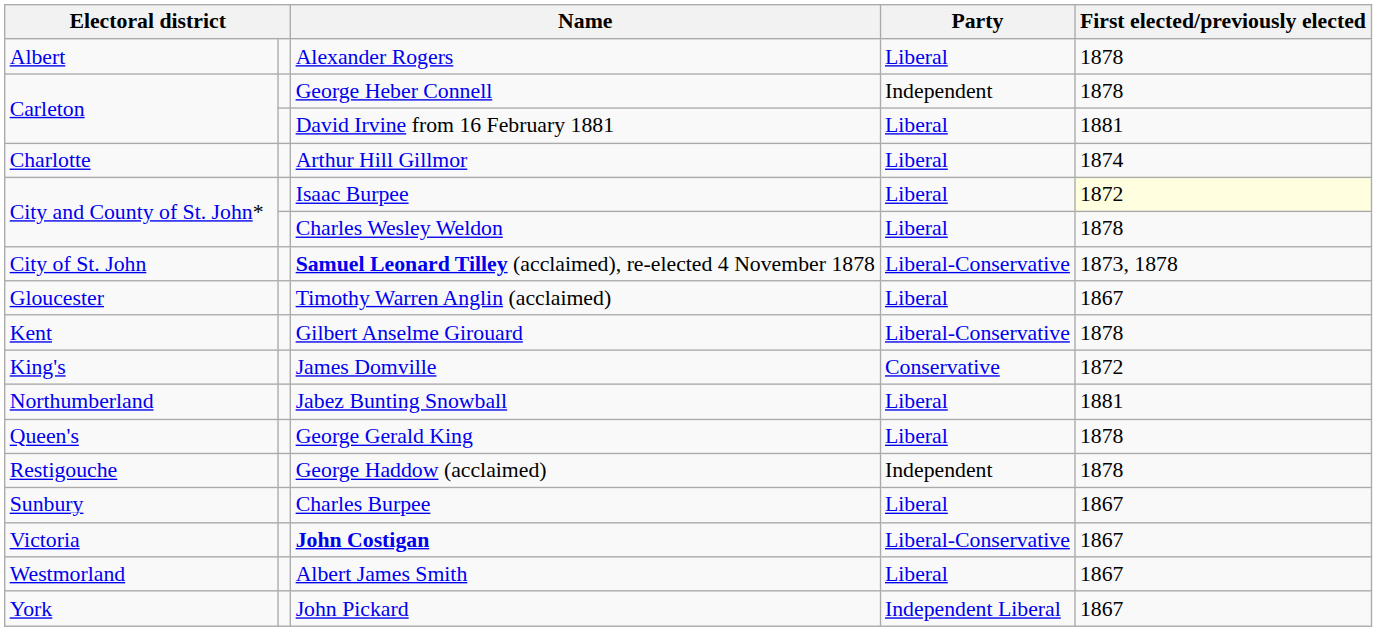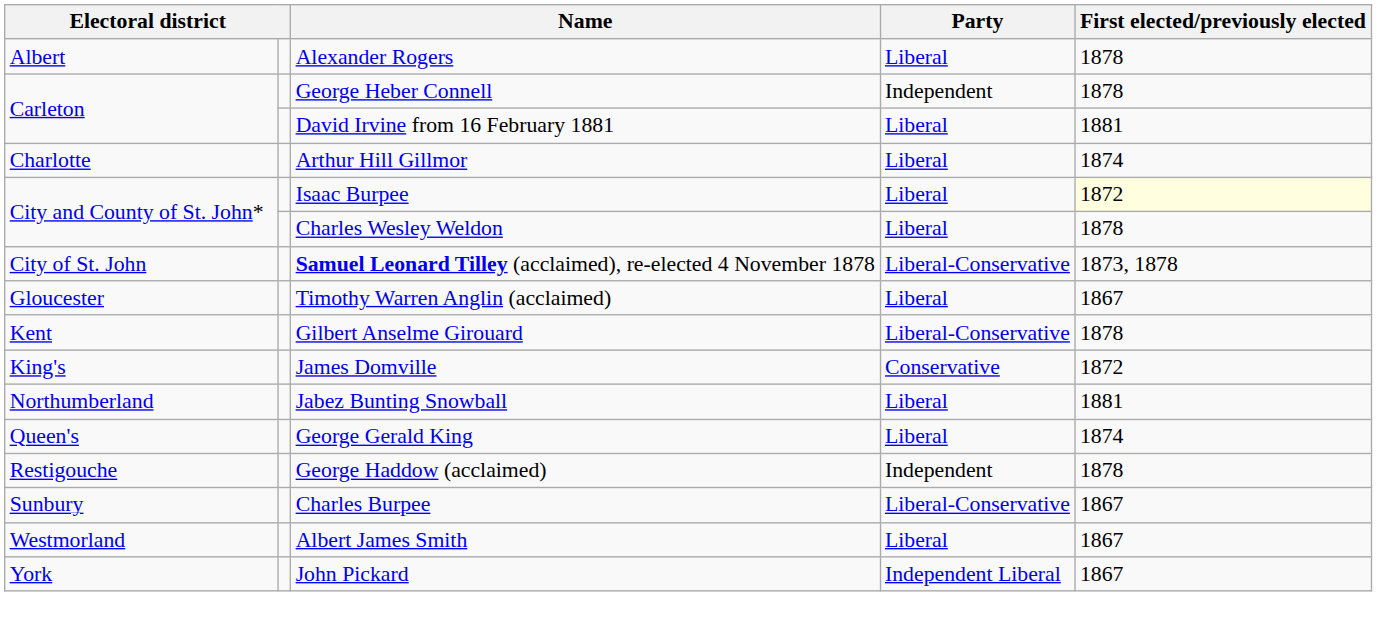(1102, 435) 1878 -> (1102, 435) 1874
(916, 504) Liberal -> (977, 504) Liberal-Conservative
- row: (362, 539)
